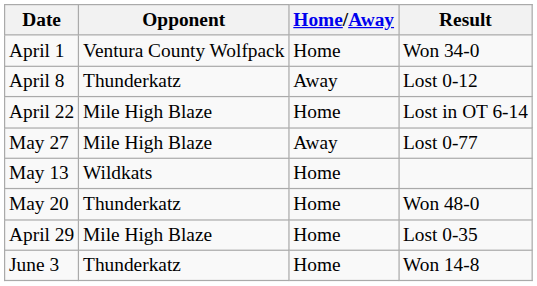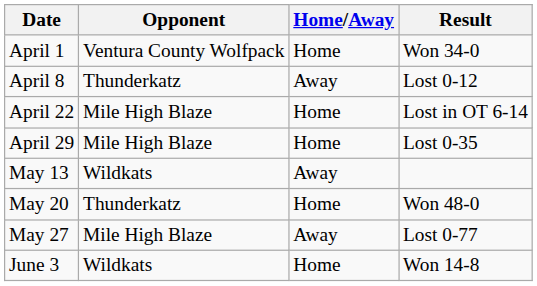rows swapped: (42, 234) <-> (39, 142)
(317, 173) Home -> (316, 173) Away
(132, 265) Thunderkatz -> (118, 265) Wildkats
